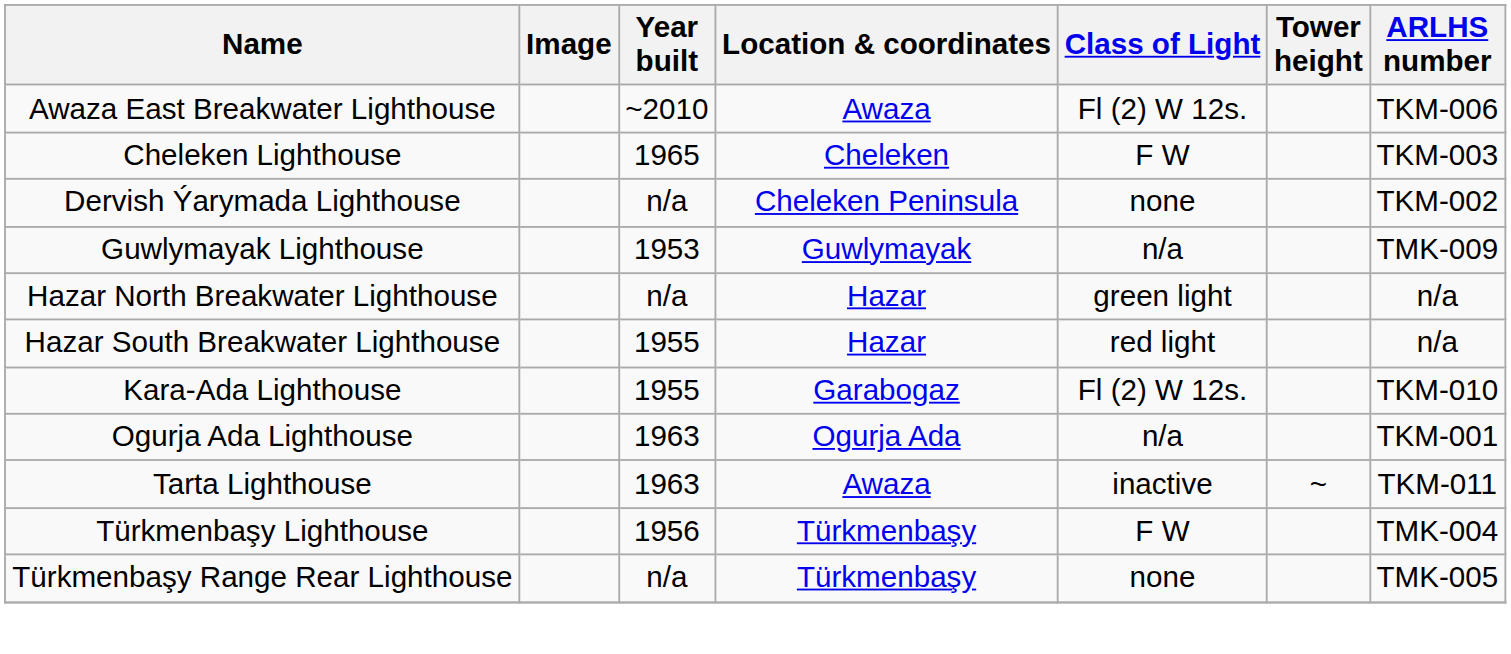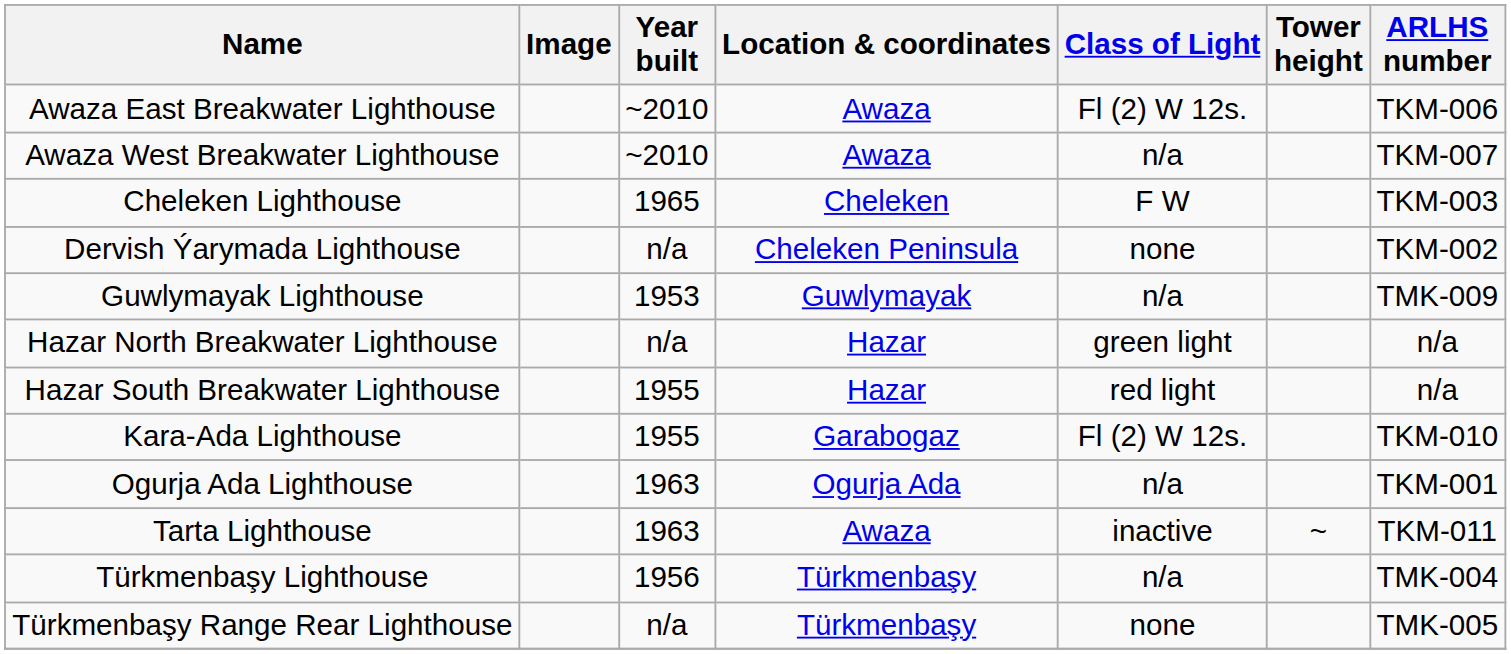+ row: (262, 155)
(1162, 530) F W -> (1162, 577) n/a
